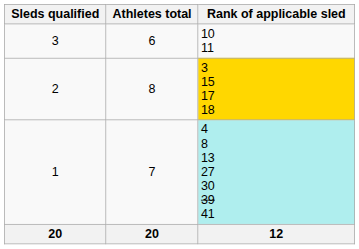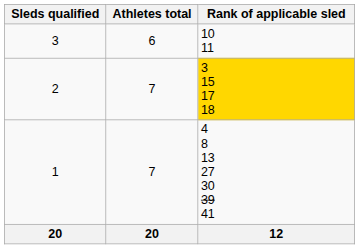(152, 89) 8 -> (152, 89) 7
(208, 172) paleturquoise background -> (208, 172) no background
